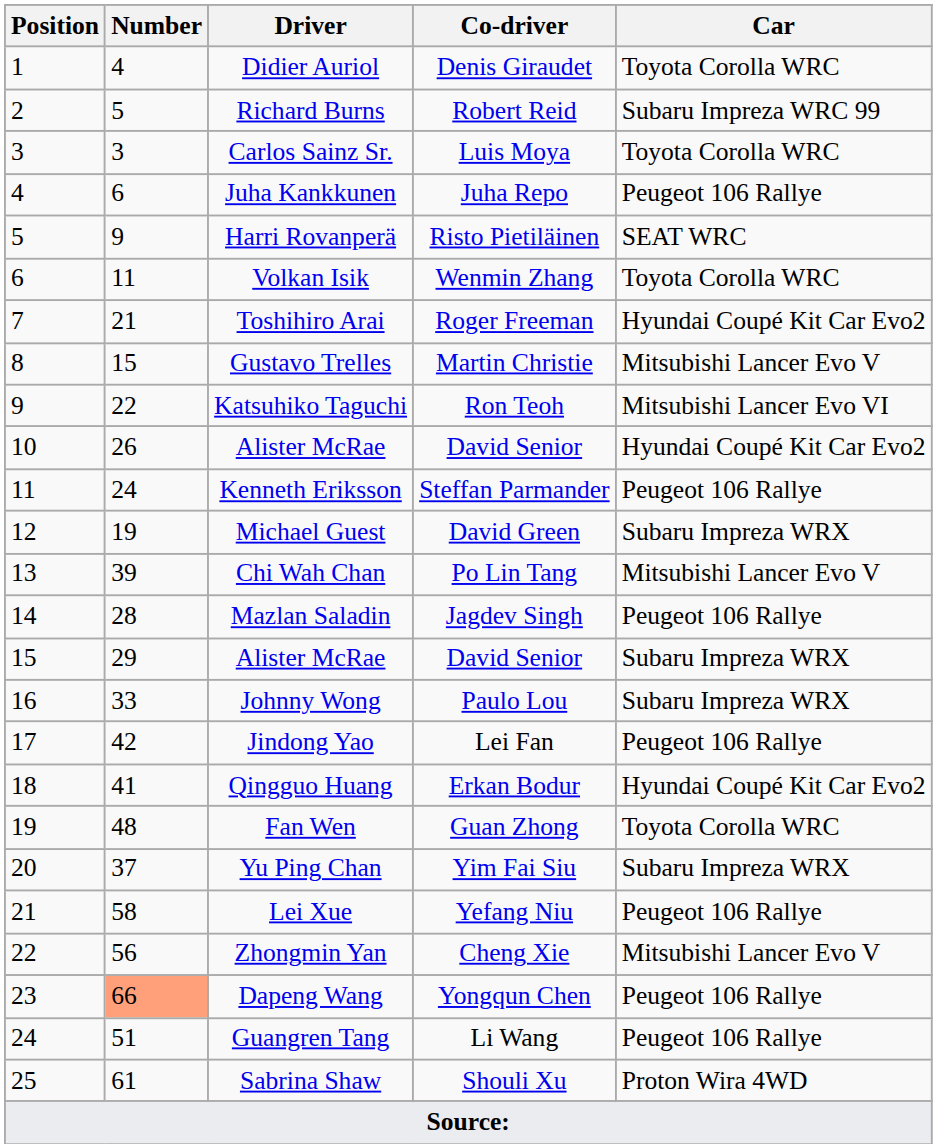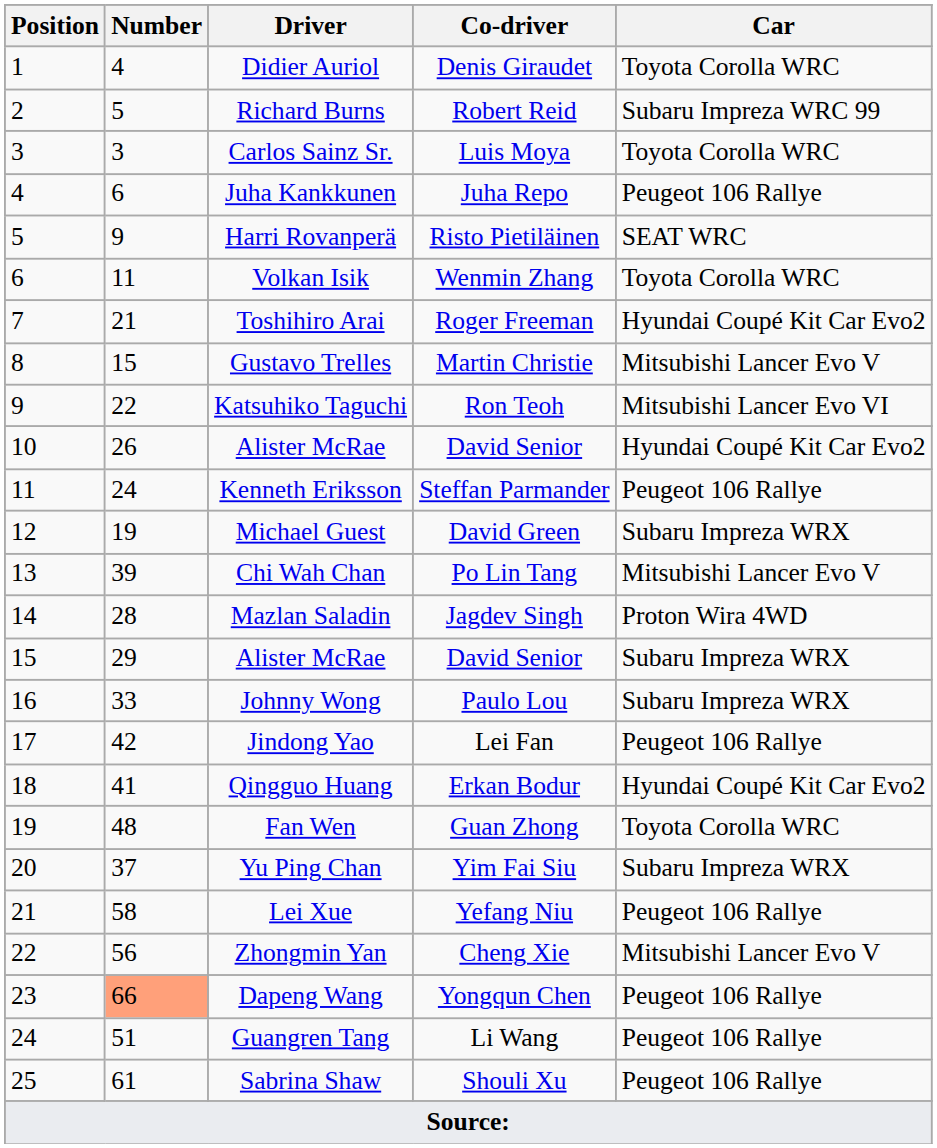(722, 615) Peugeot 106 Rallye -> (715, 615) Proton Wira 4WD
(715, 1079) Proton Wira 4WD -> (722, 1079) Peugeot 106 Rallye
